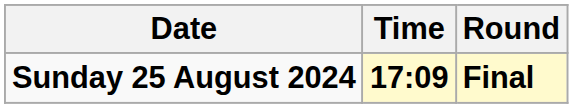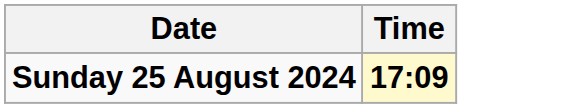- column: (511, 28)
